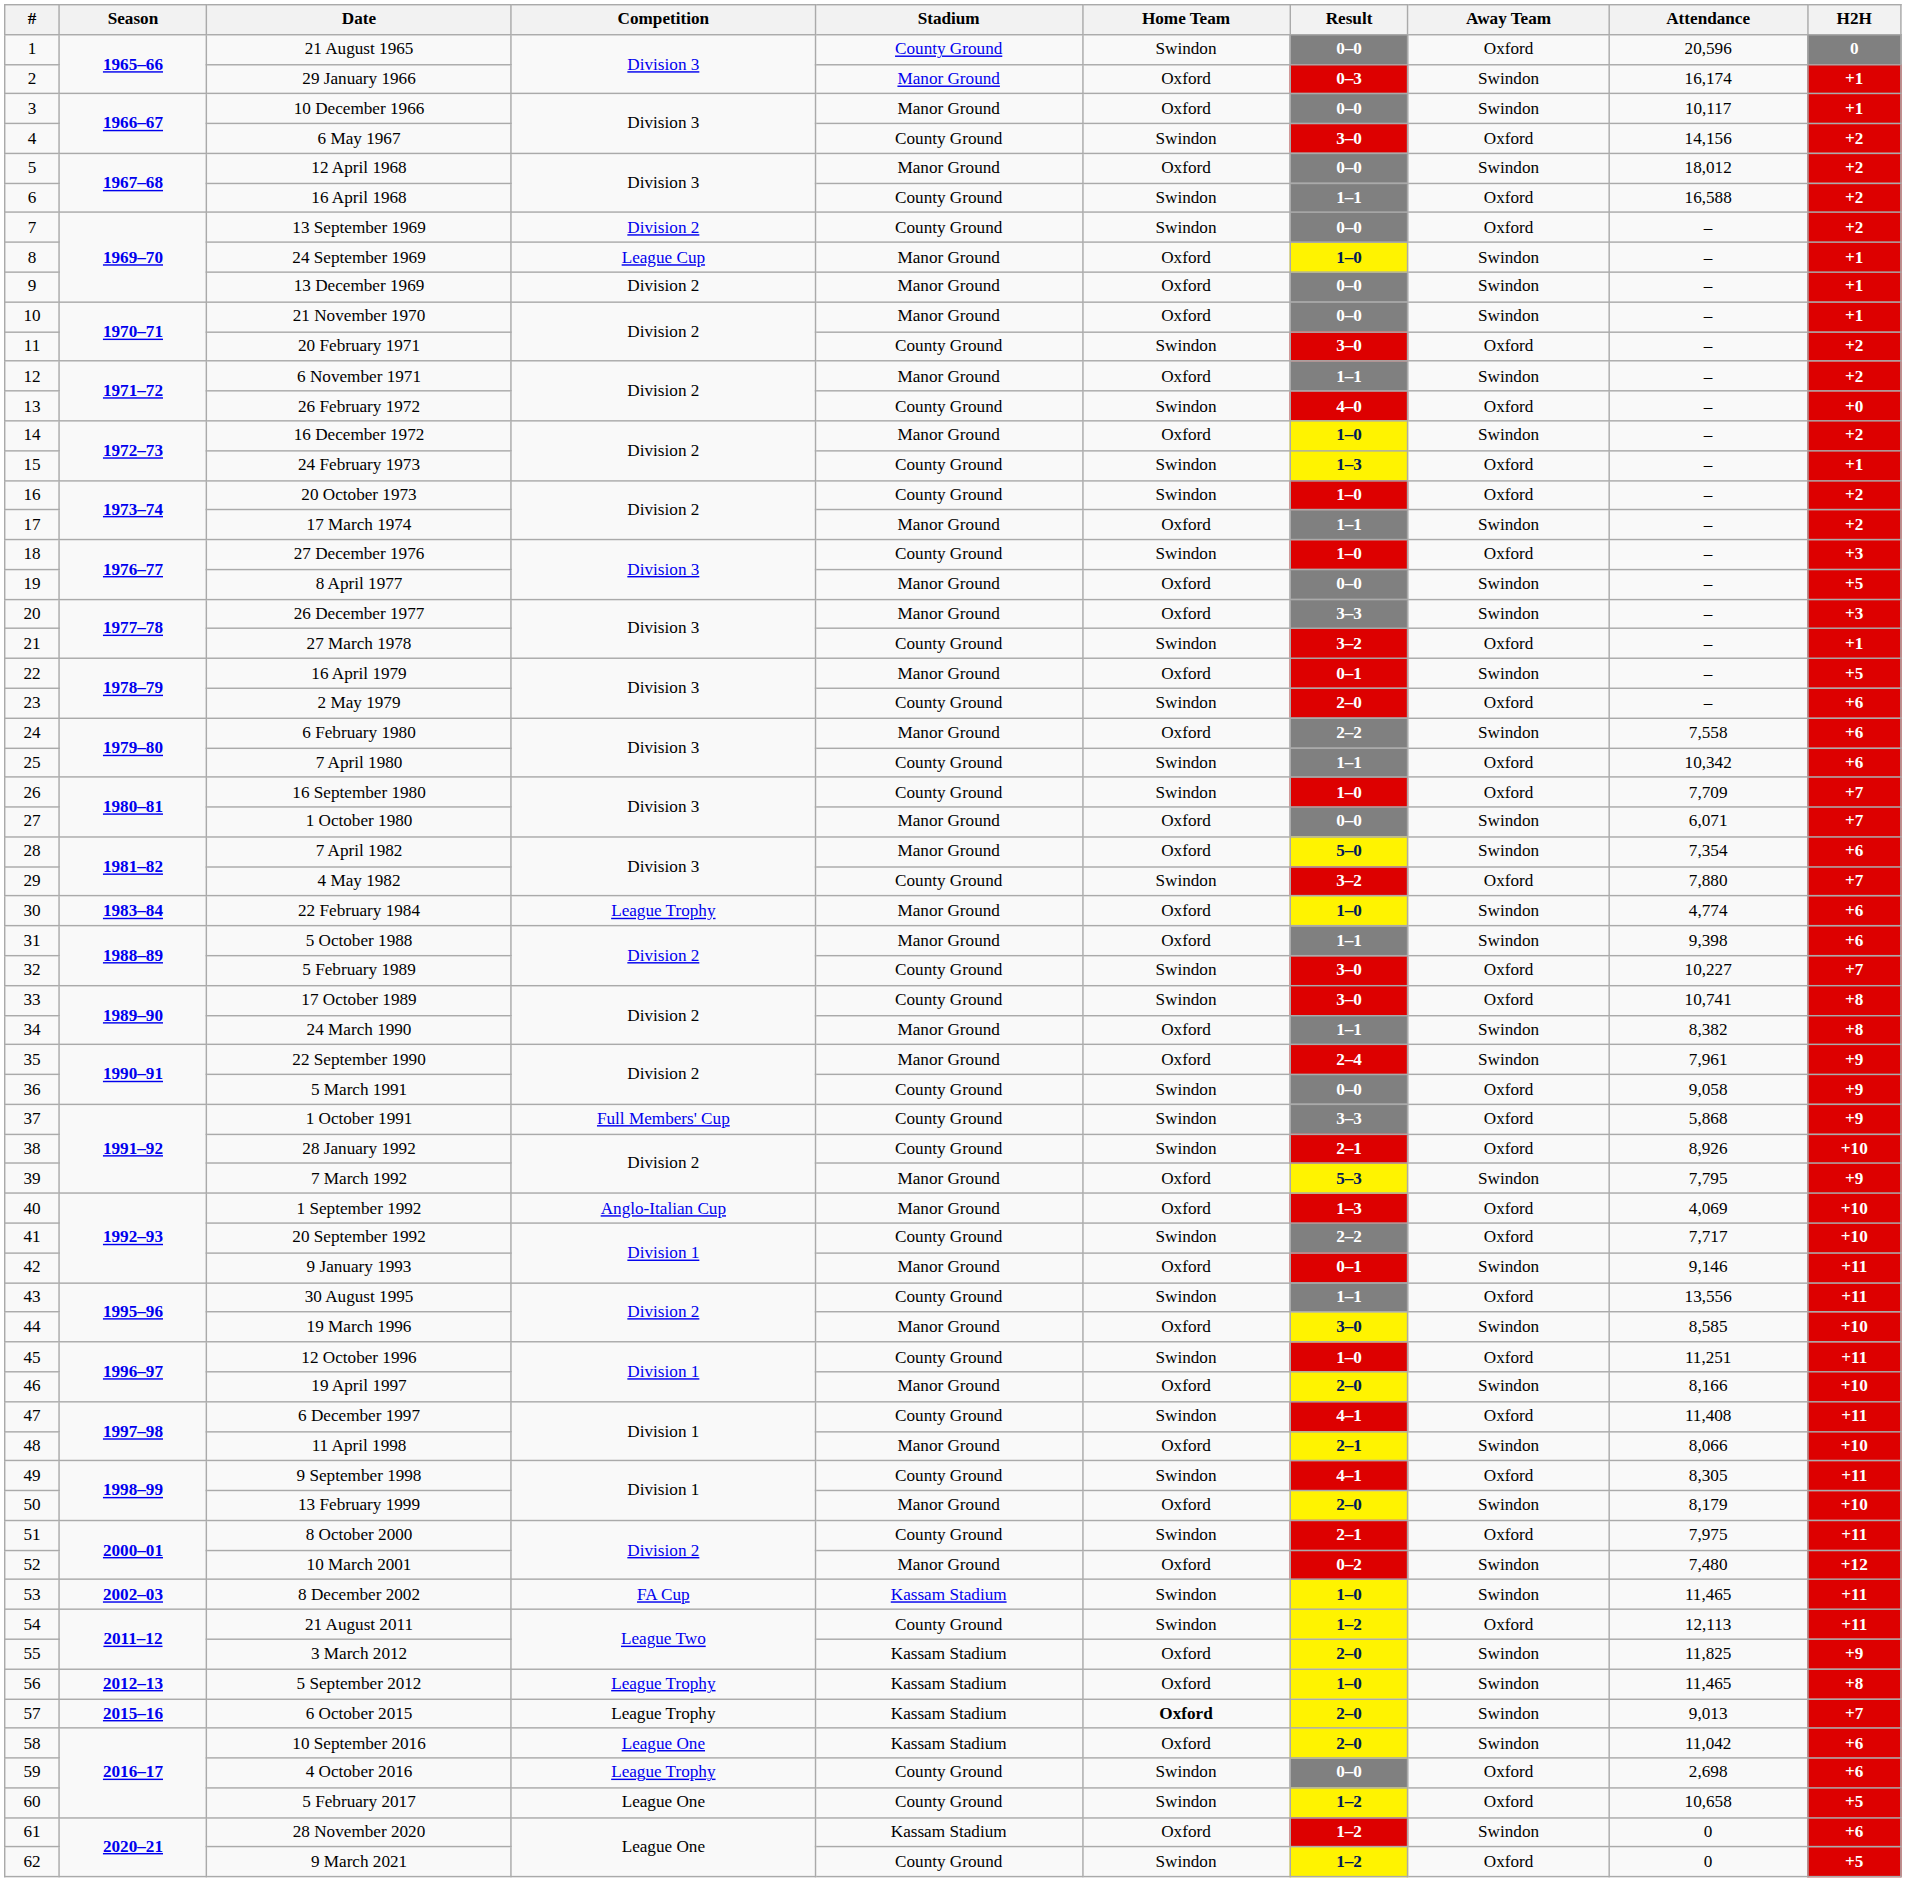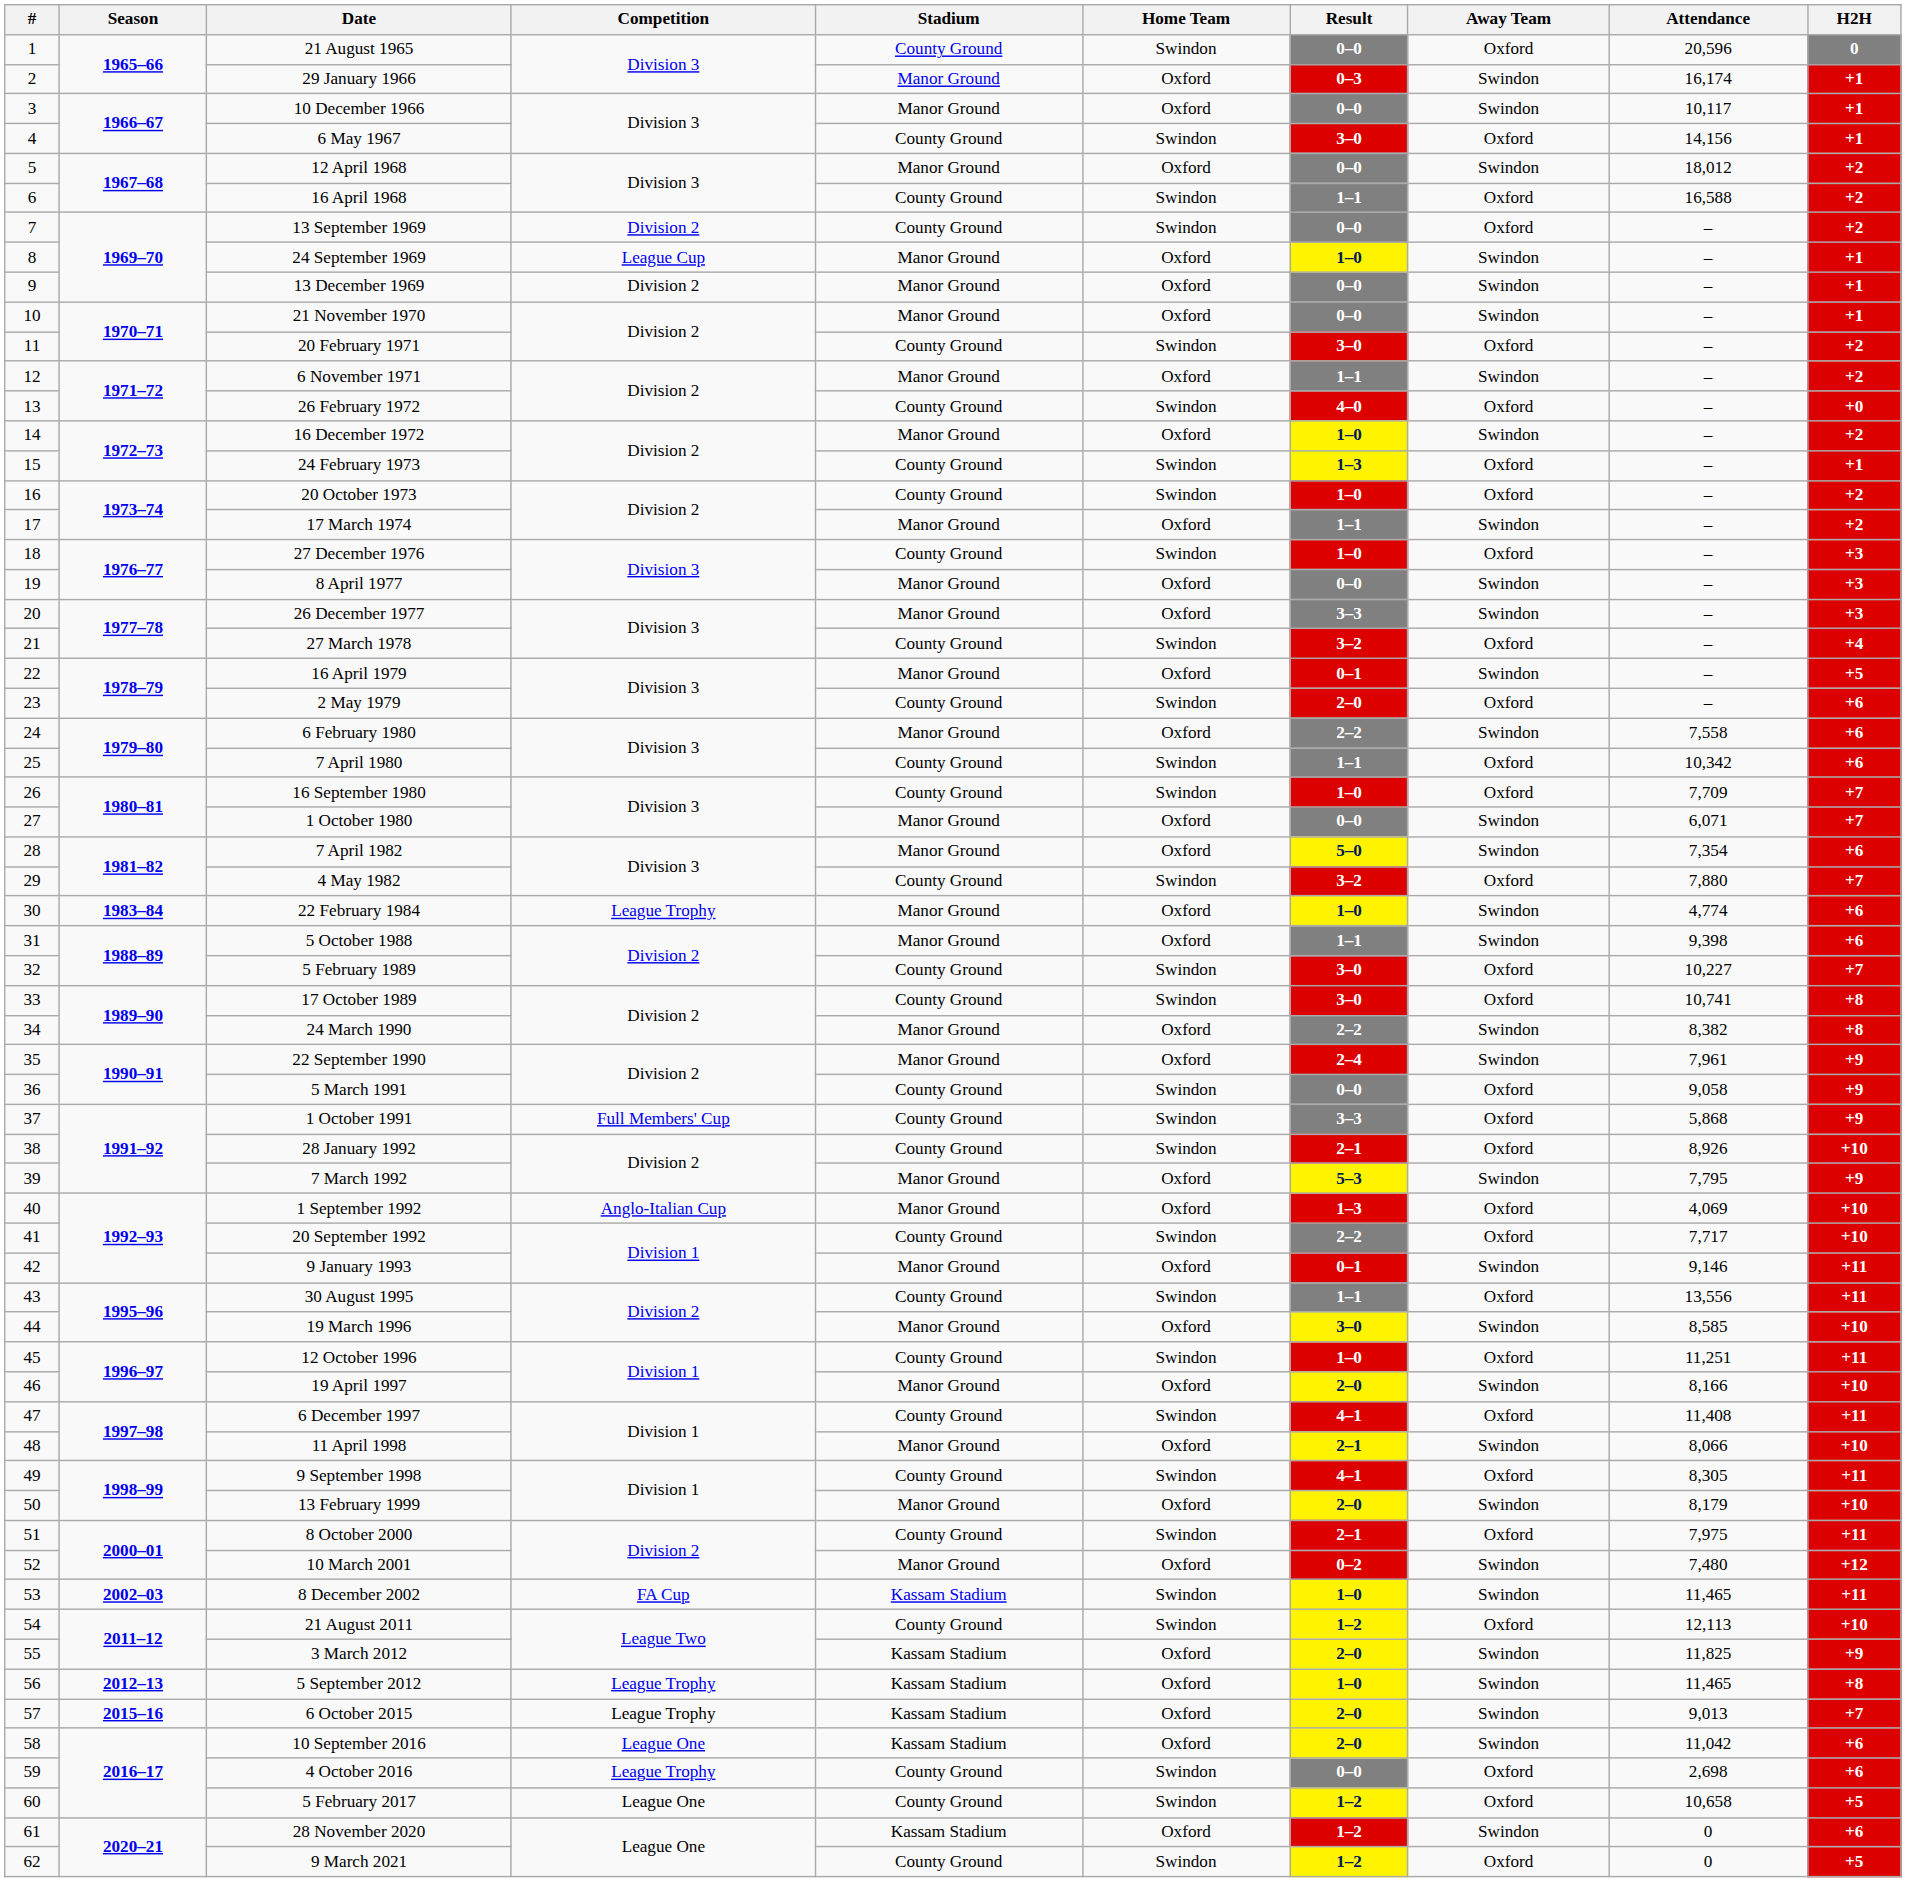(1854, 138) +2 -> (1854, 138) +1
(1854, 583) +5 -> (1854, 583) +3
(1854, 643) +1 -> (1854, 643) +4
(1349, 1029) 1–1 -> (1349, 1029) 2–2
(1854, 1624) +11 -> (1854, 1624) +10
(1186, 1713) bold -> (1186, 1713) normal
